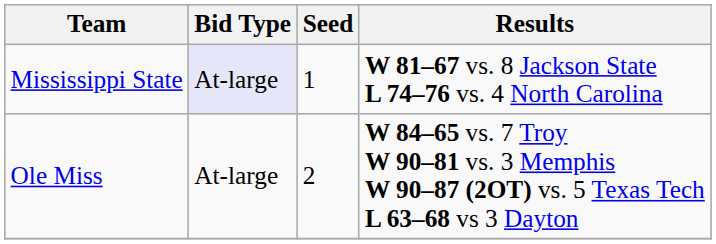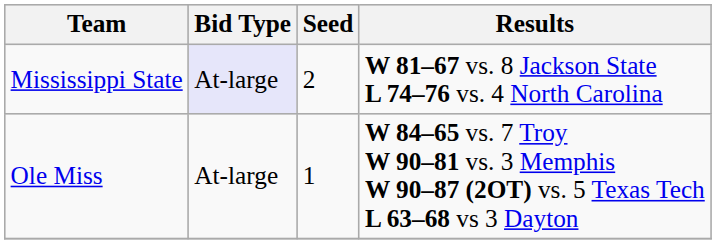(309, 78) 1 -> (309, 78) 2
(309, 175) 2 -> (309, 175) 1
